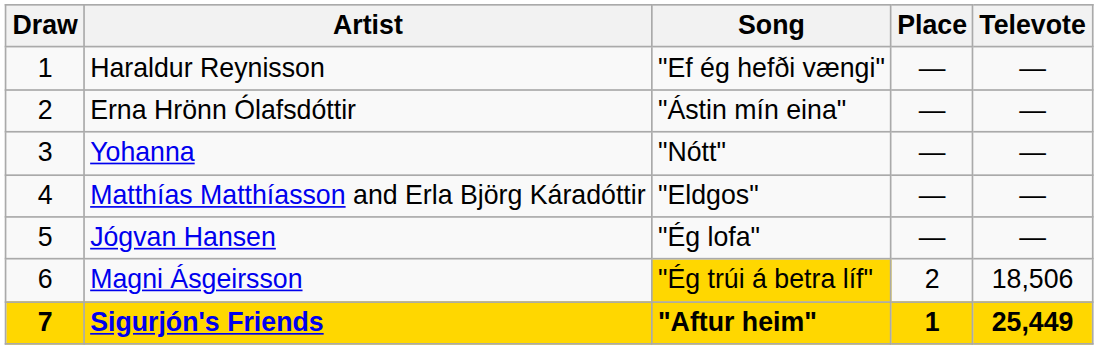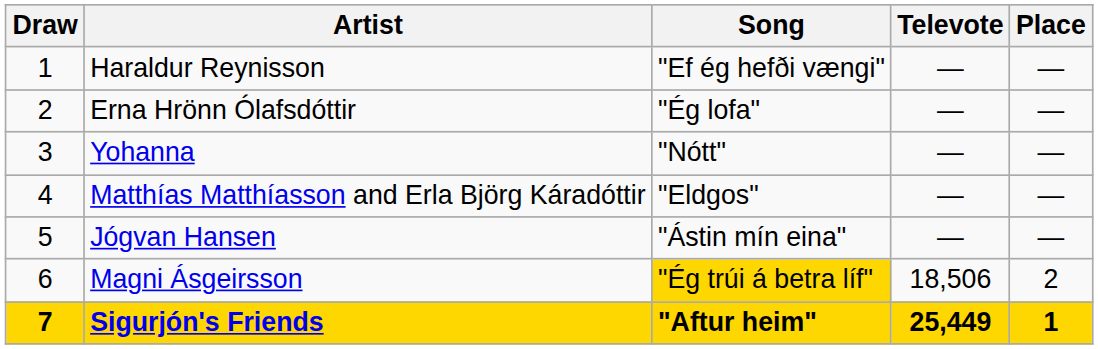columns swapped: (1033, 25) <-> (932, 25)
(752, 110) "Ástin mín eina" -> (709, 110) "Ég lofa"
(709, 237) "Ég lofa" -> (752, 237) "Ástin mín eina"
